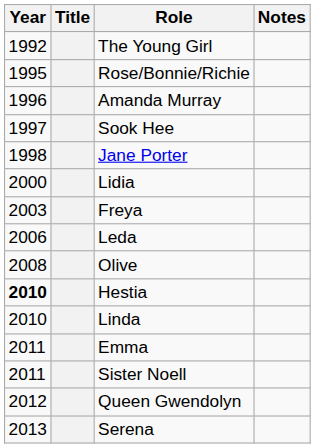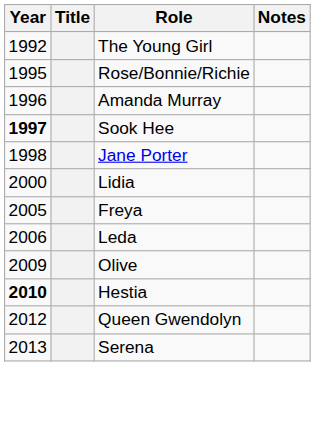(28, 127) normal -> (28, 127) bold
(28, 210) 2003 -> (28, 210) 2005
(28, 264) 2008 -> (28, 264) 2009
- row: (119, 319)
- row: (123, 347)
- row: (142, 374)
